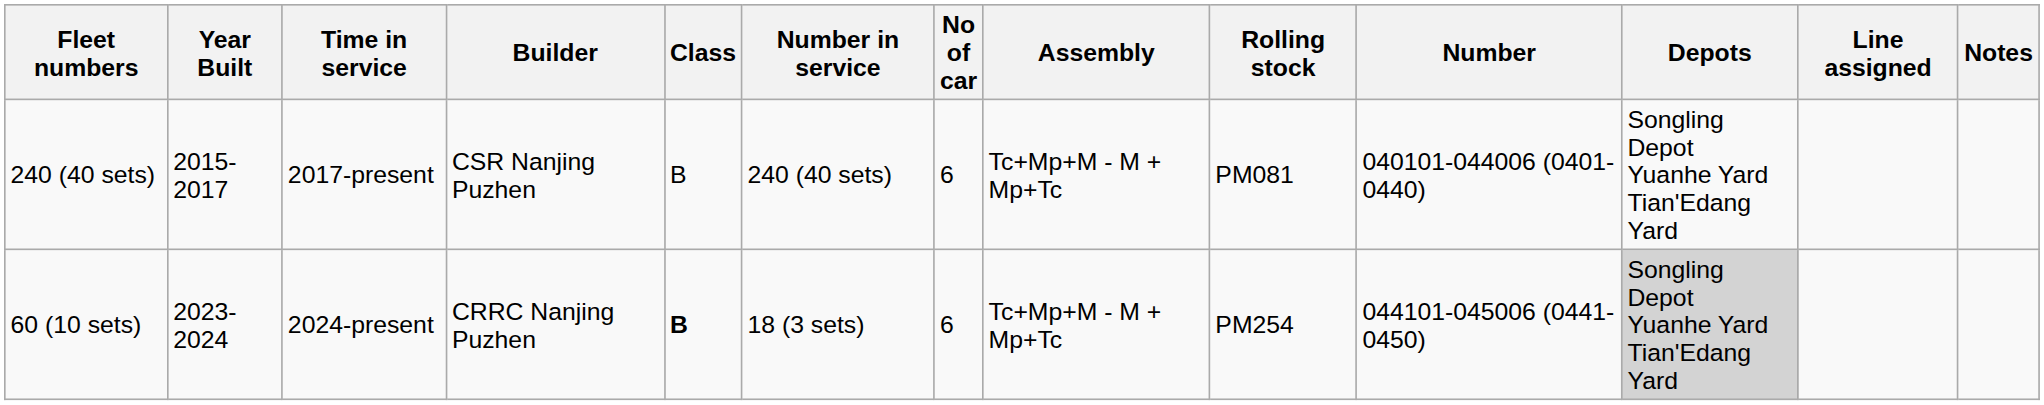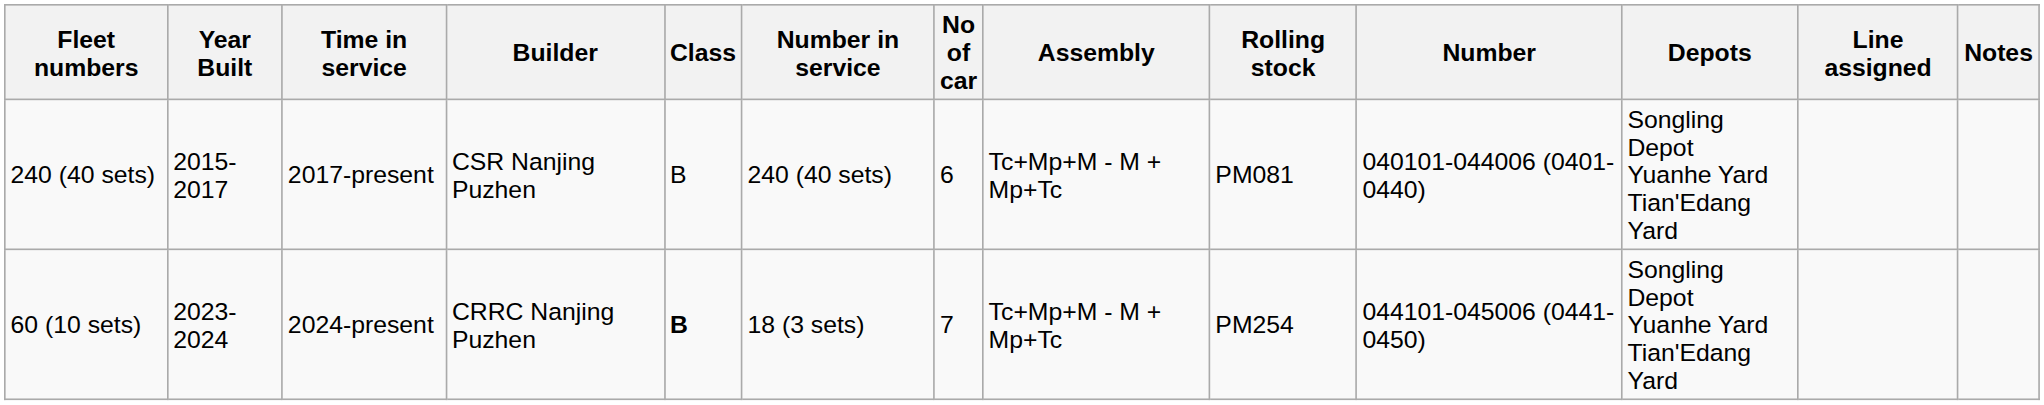(947, 325) 6 -> (947, 325) 7
(1698, 325) lightgrey background -> (1698, 325) no background
